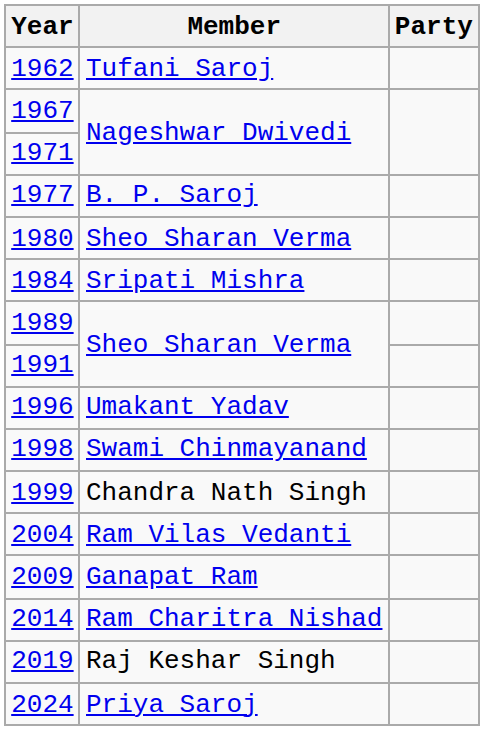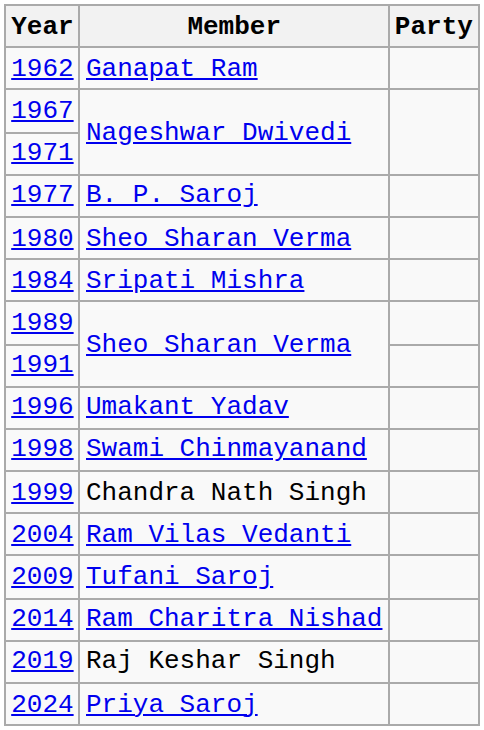(180, 69) Tufani Saroj -> (172, 69) Ganapat Ram
(172, 577) Ganapat Ram -> (180, 577) Tufani Saroj
